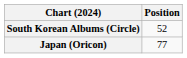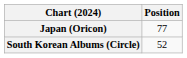rows swapped: (73, 45) <-> (73, 28)
